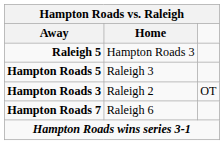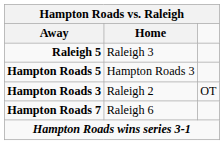(151, 52) Hampton Roads 3 -> (130, 52) Raleigh 3
(130, 71) Raleigh 3 -> (151, 71) Hampton Roads 3
